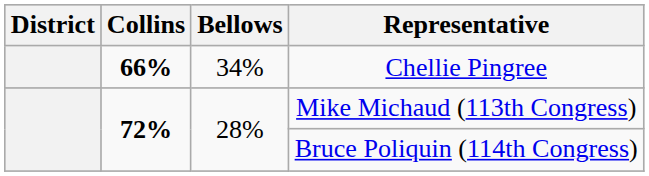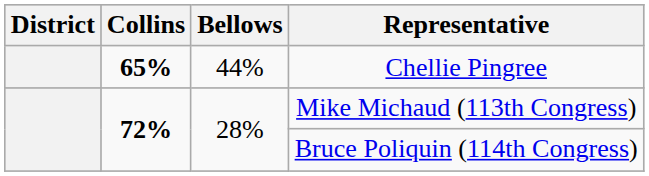(146, 66) 66% -> (146, 66) 65%
(240, 66) 34% -> (240, 66) 44%
